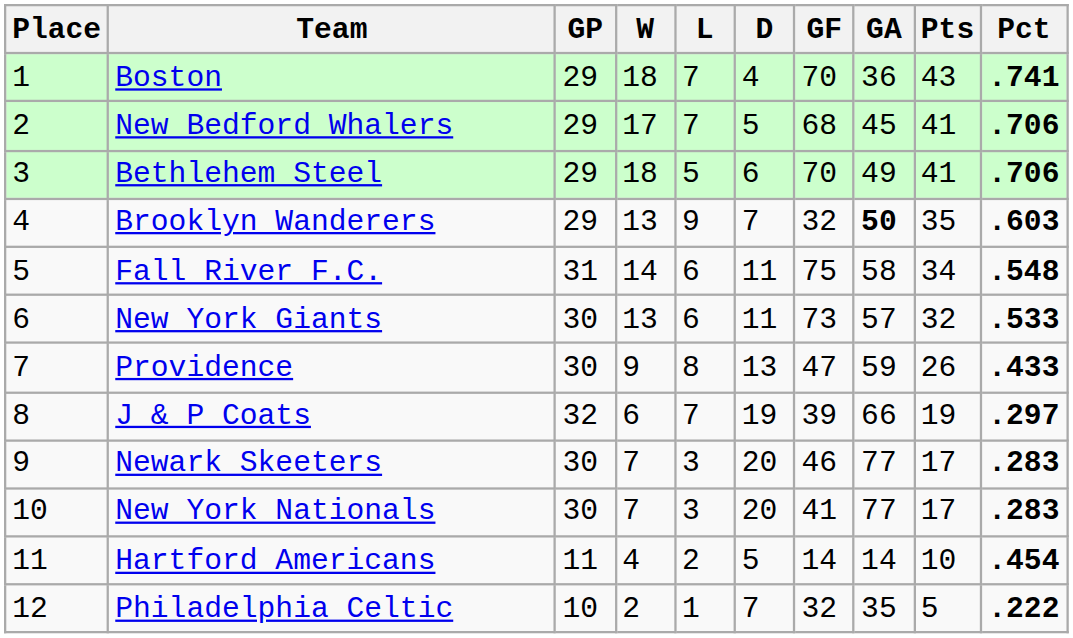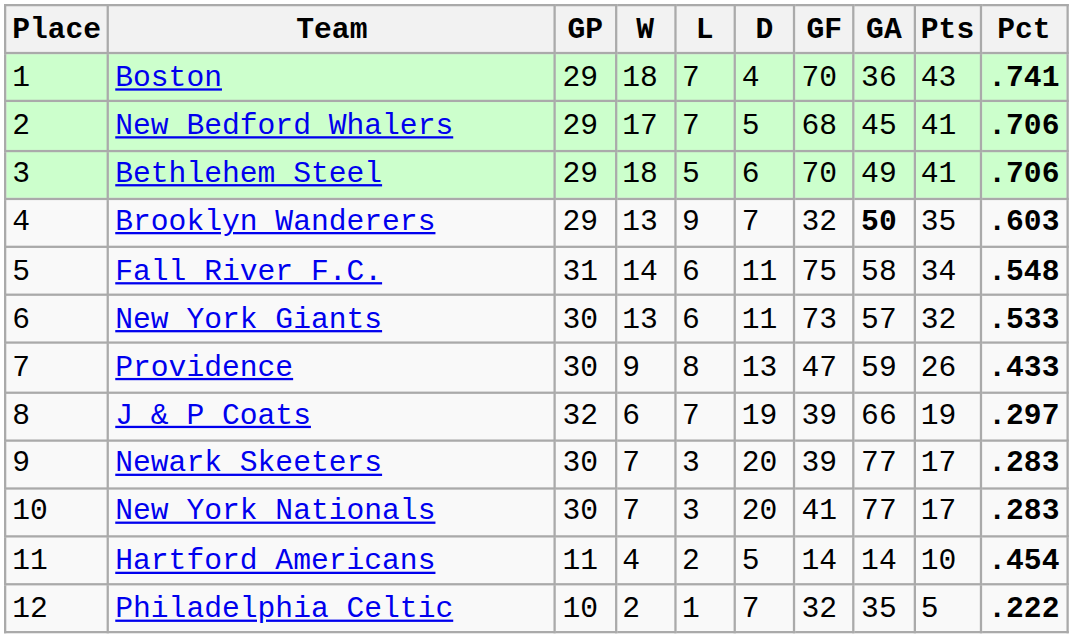(819, 464) 46 -> (819, 464) 39
